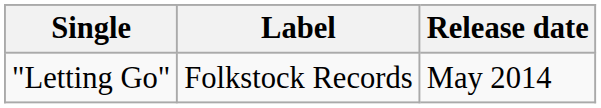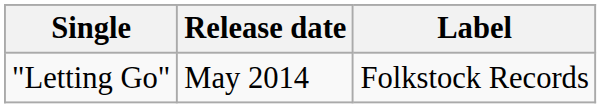columns swapped: (298, 28) <-> (508, 28)
